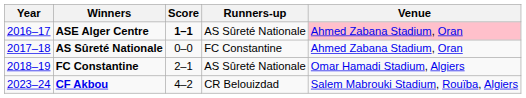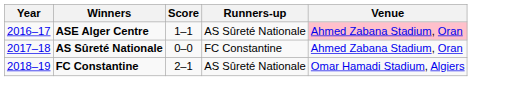(183, 31) bold -> (183, 31) normal
- row: (82, 84)
